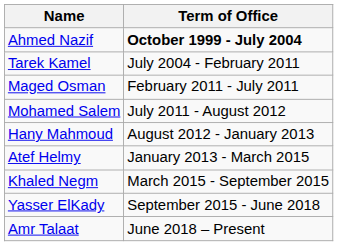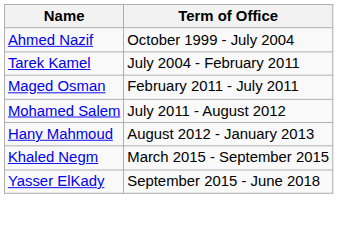(214, 39) bold -> (211, 39) normal
- row: (44, 157)
- row: (43, 228)
